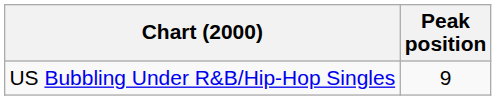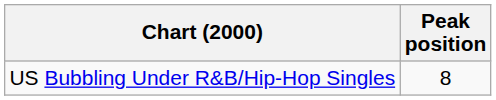(446, 77) 9 -> (446, 77) 8
